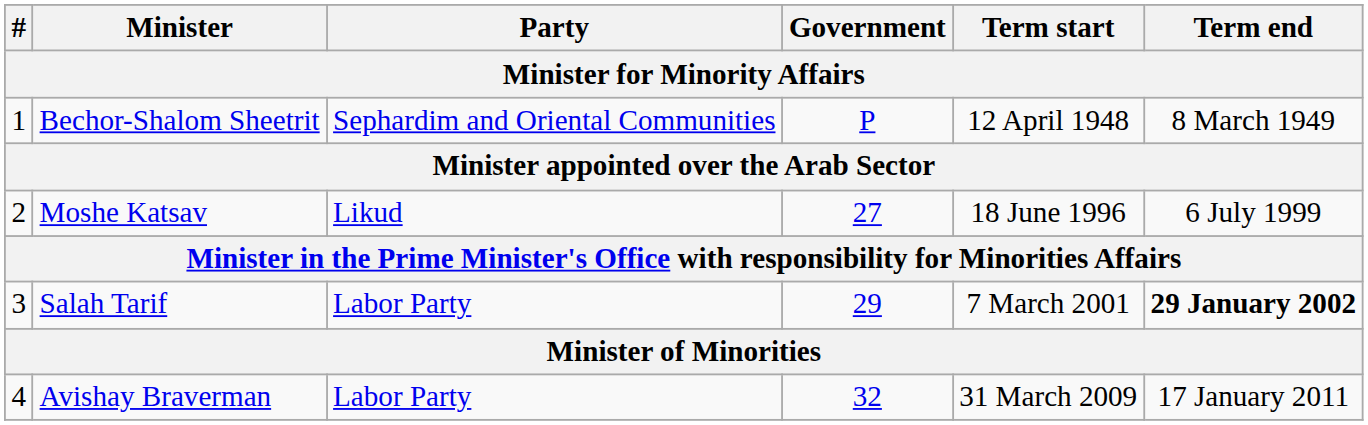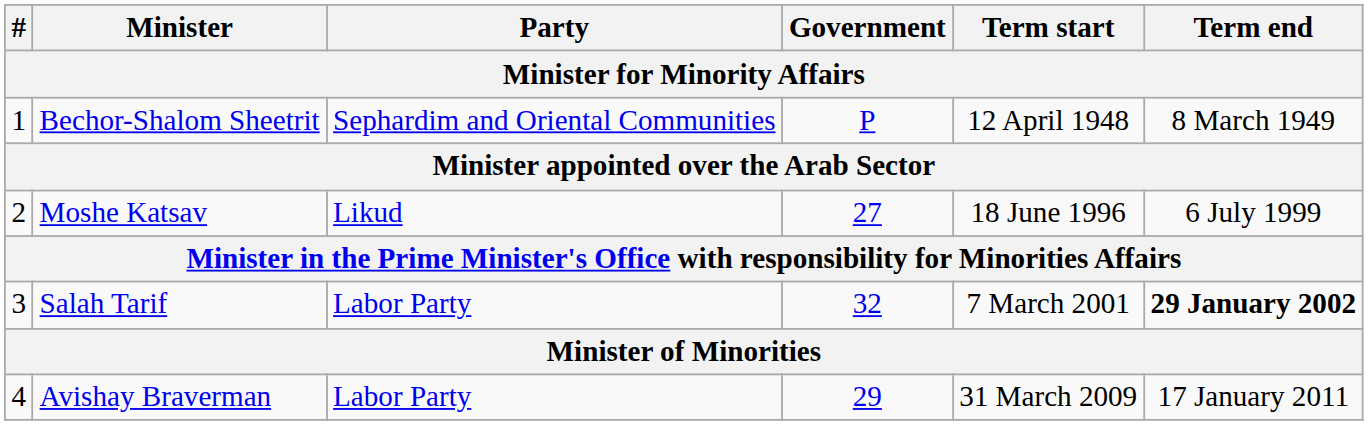(867, 304) 29 -> (867, 304) 32
(867, 397) 32 -> (867, 397) 29
